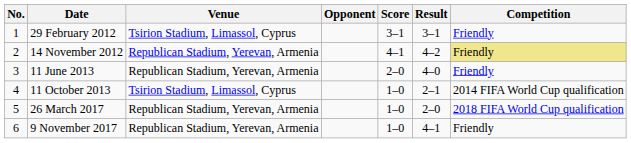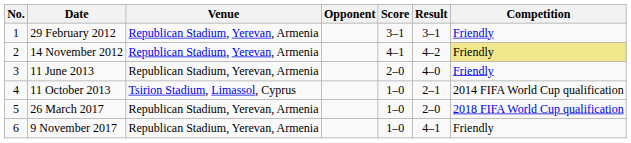(212, 33) Tsirion Stadium, Limassol, Cyprus -> (224, 33) Republican Stadium, Yerevan, Armenia
